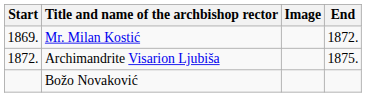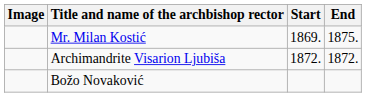columns swapped: (303, 15) <-> (23, 15)
(343, 37) 1872. -> (343, 37) 1875.
(343, 59) 1875. -> (343, 59) 1872.
